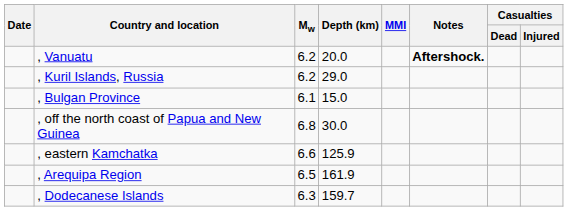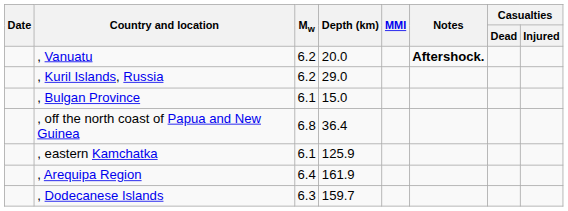(335, 126) 30.0 -> (335, 126) 36.4
(307, 154) 6.6 -> (307, 154) 6.1
(307, 175) 6.5 -> (307, 175) 6.4
